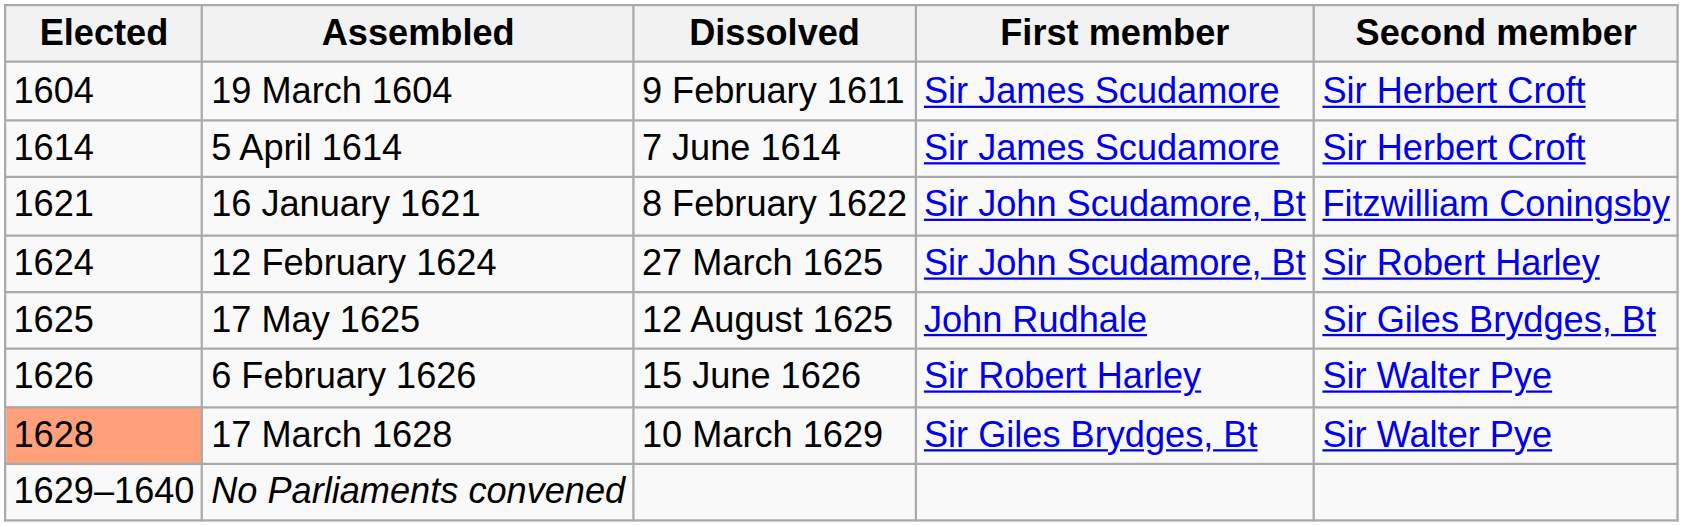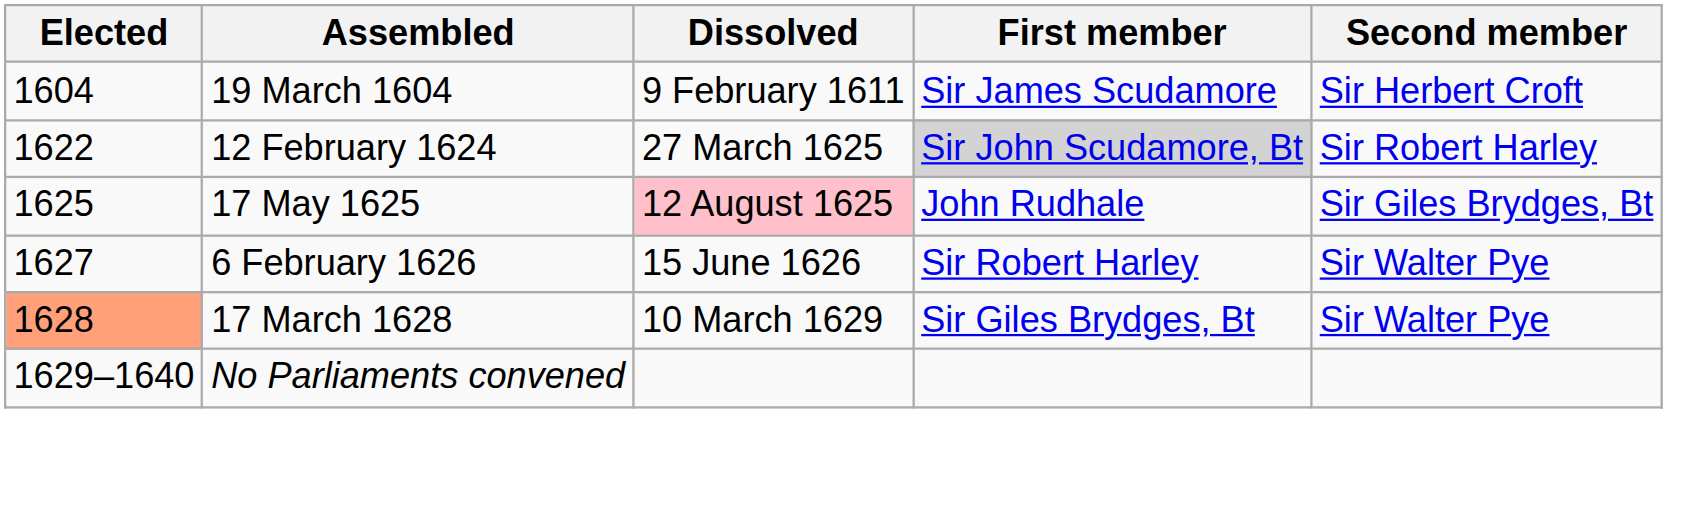- row: (307, 147)
- row: (346, 205)
(54, 262) 1624 -> (54, 147) 1622
(1115, 262) no background -> (1112, 147) lightgrey background
(768, 319) no background -> (768, 205) pink background
(54, 377) 1626 -> (54, 262) 1627
